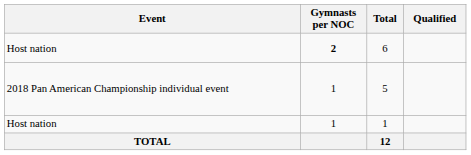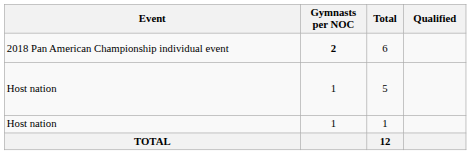(32, 48) Host nation -> (118, 48) 2018 Pan American Championship individual event
(118, 89) 2018 Pan American Championship individual event -> (32, 89) Host nation
